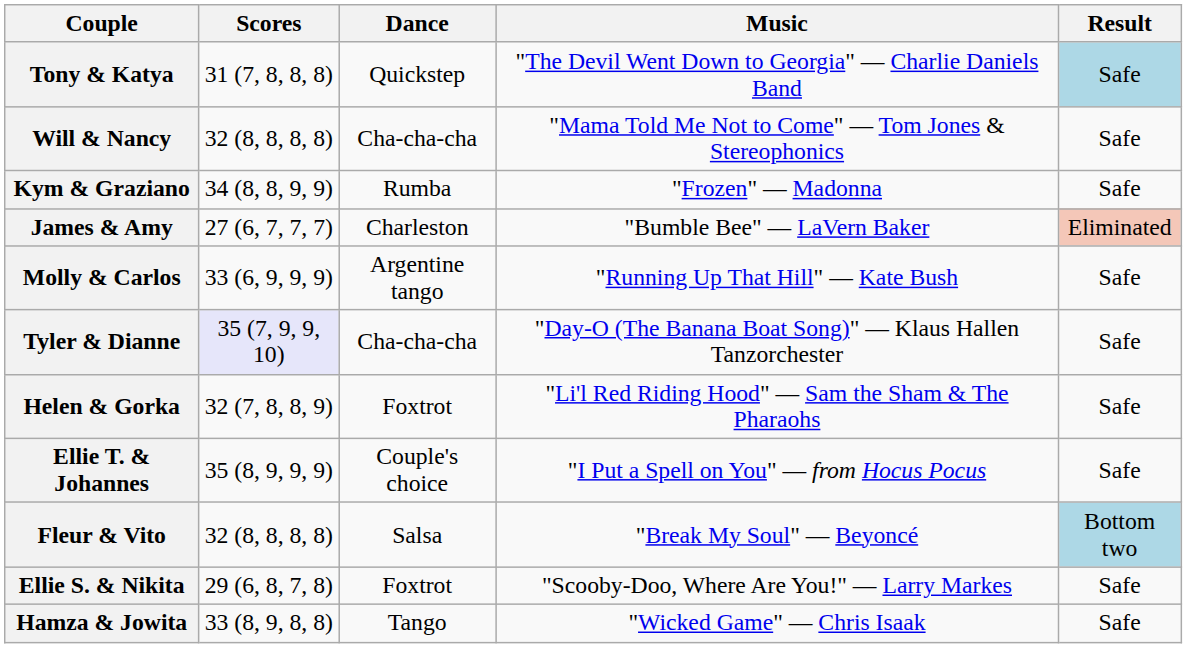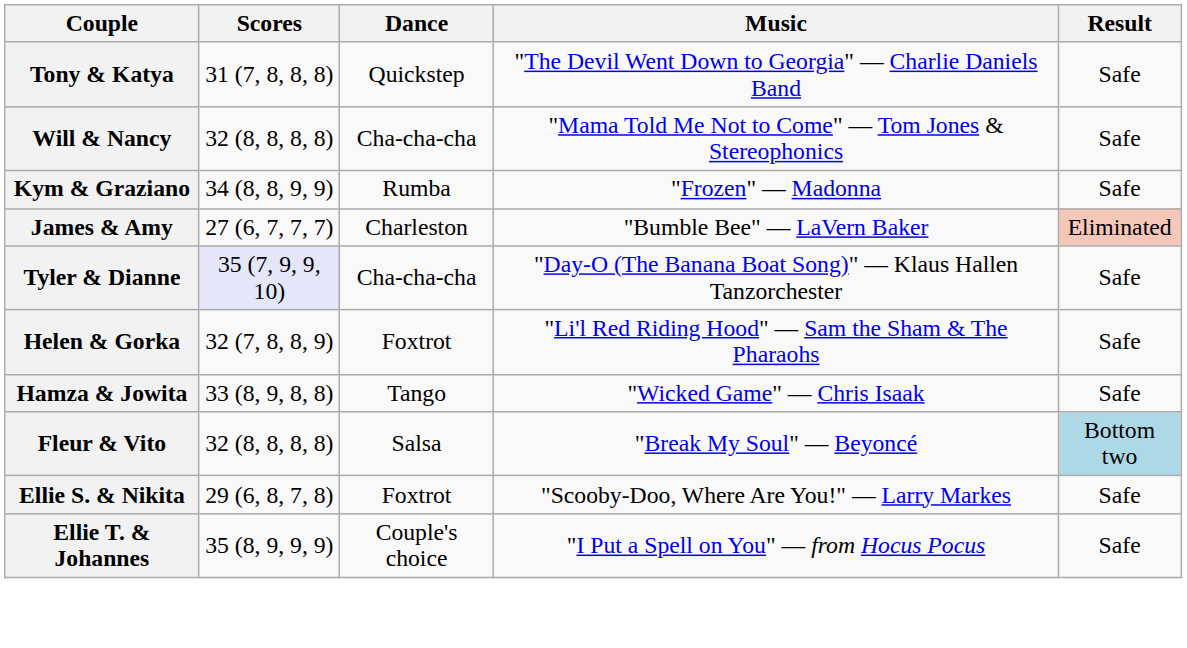(1120, 74) lightblue background -> (1120, 74) no background
- row: (102, 277)
rows swapped: (102, 622) <-> (102, 470)
